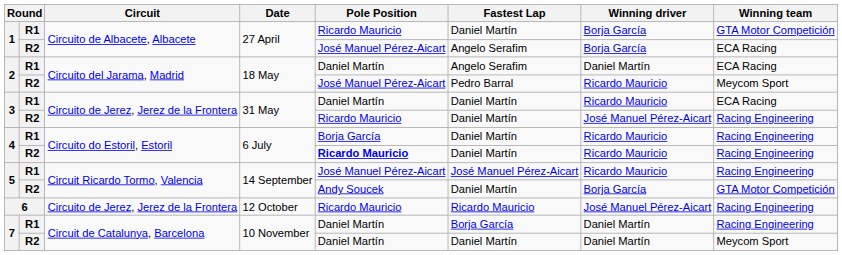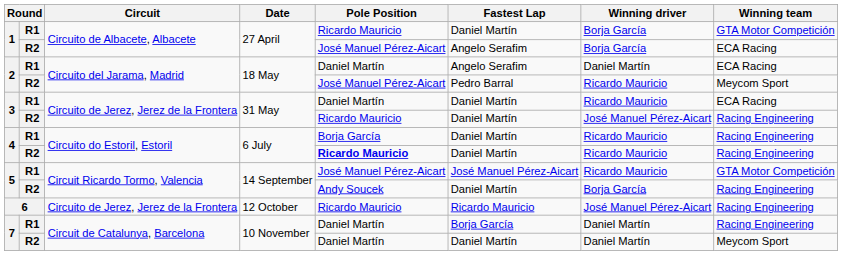(765, 171) Racing Engineering -> (776, 171) GTA Motor Competición
(776, 189) GTA Motor Competición -> (765, 189) Racing Engineering
